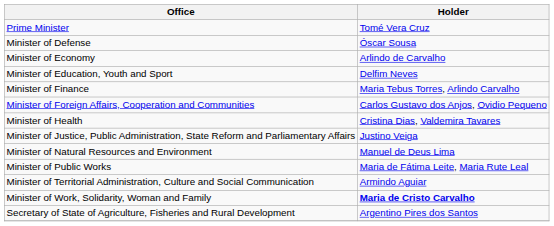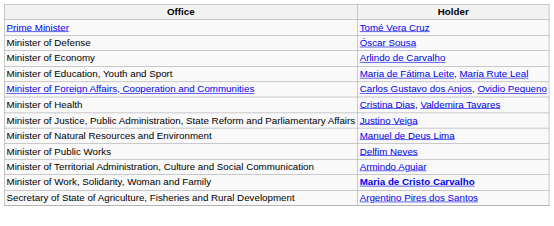(389, 74) Delfim Neves -> (444, 74) Maria de Fátima Leite, Maria Rute Leal
- row: (48, 89)
(444, 167) Maria de Fátima Leite, Maria Rute Leal -> (389, 151) Delfim Neves
